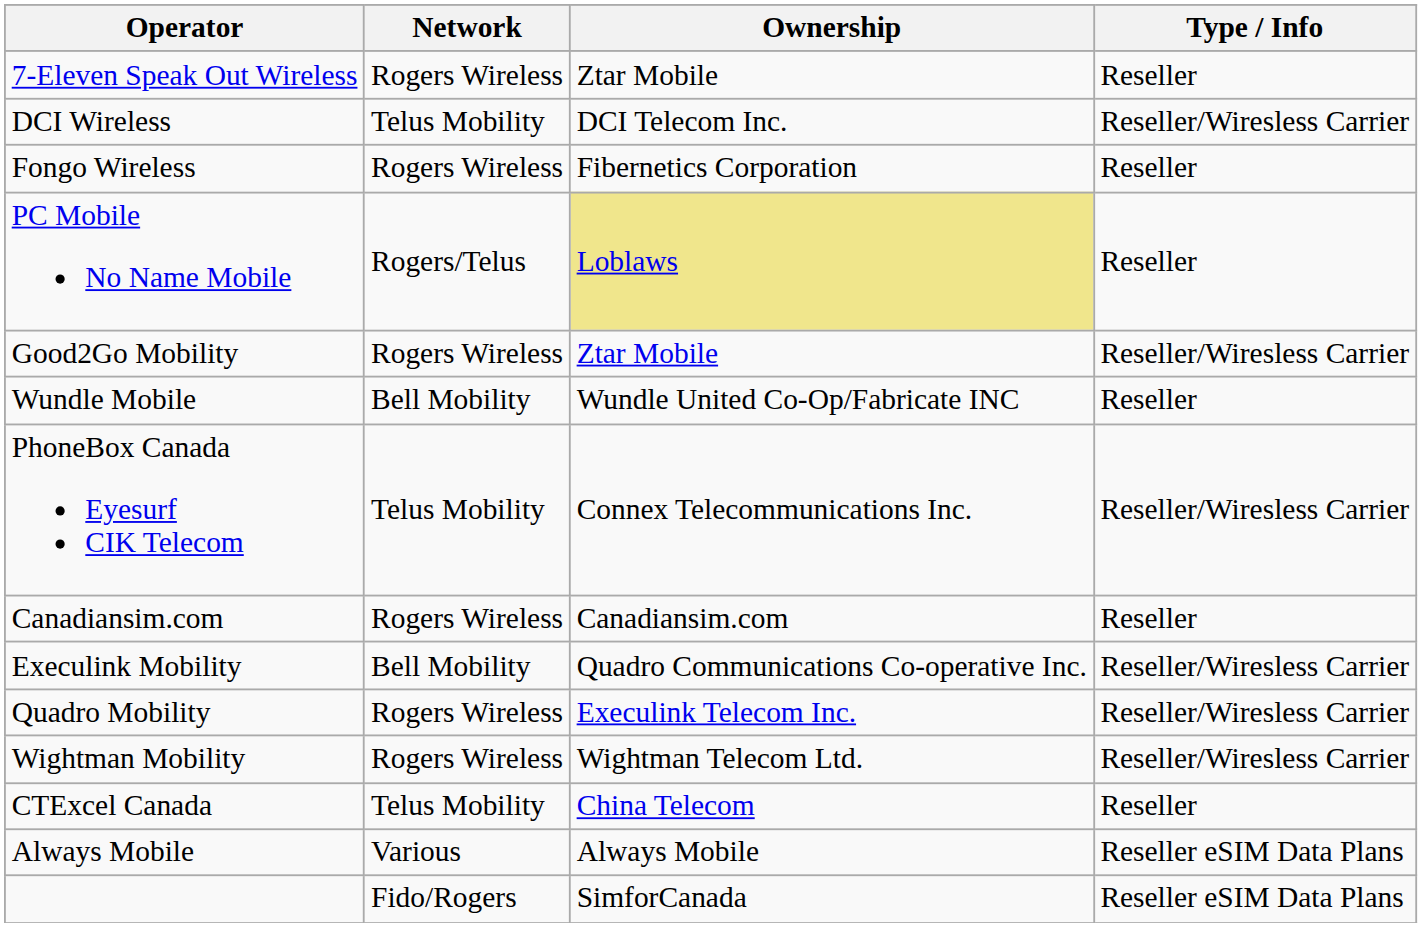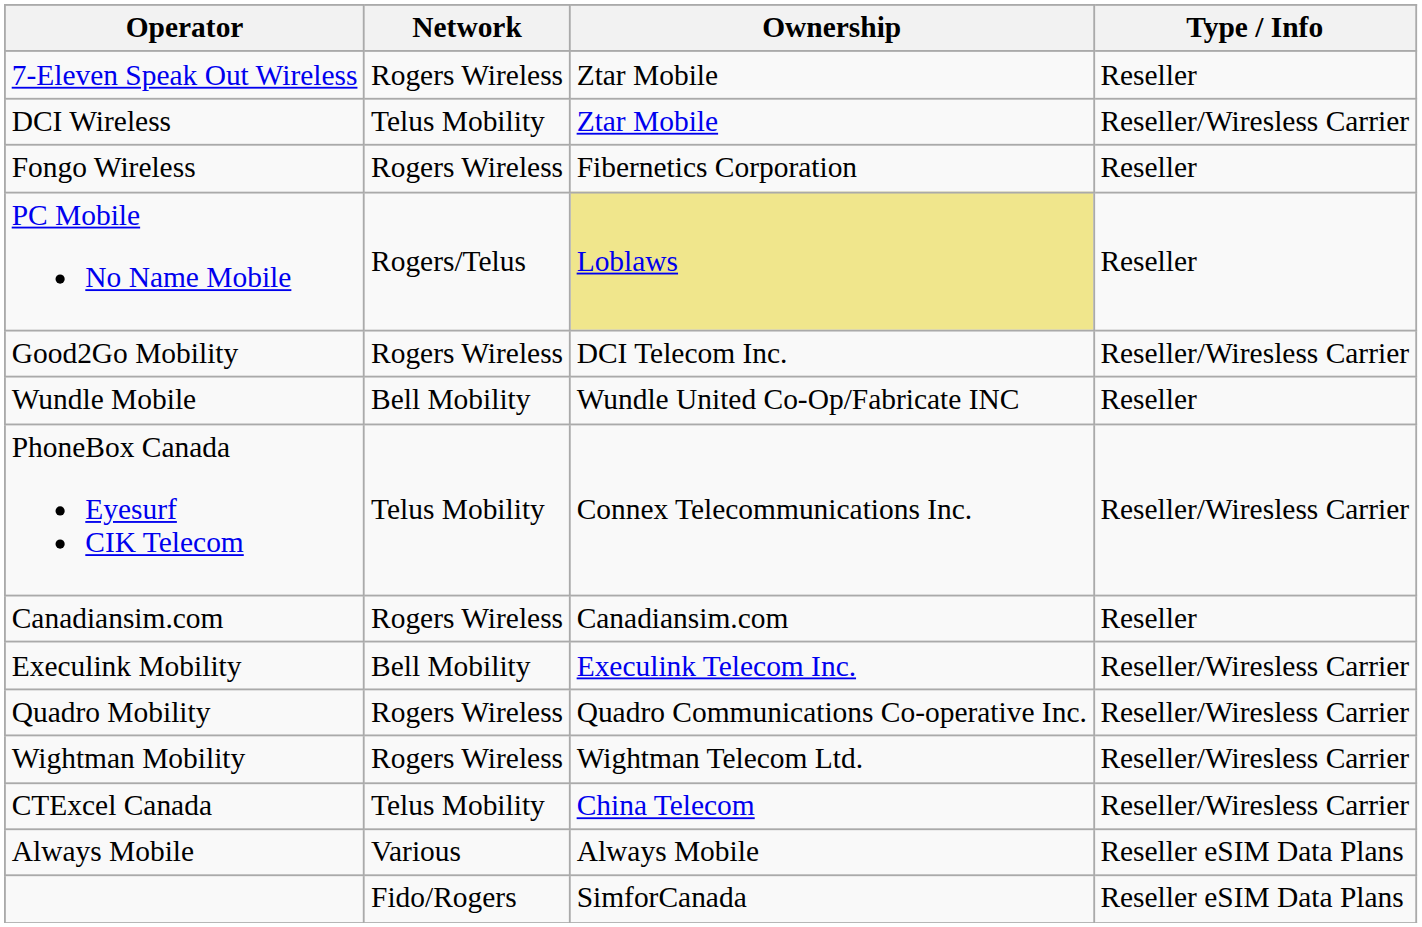(682, 121) DCI Telecom Inc. -> (647, 121) Ztar Mobile
(647, 353) Ztar Mobile -> (682, 353) DCI Telecom Inc.
(832, 665) Quadro Communications Co-operative Inc. -> (716, 665) Execulink Telecom Inc.
(716, 711) Execulink Telecom Inc. -> (832, 711) Quadro Communications Co-operative Inc.
(1149, 805) Reseller -> (1255, 805) Reseller/Wiresless Carrier
